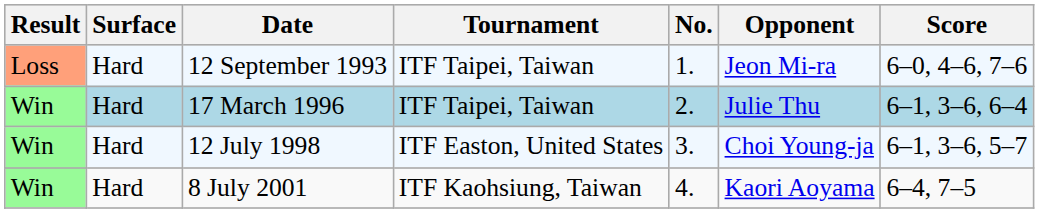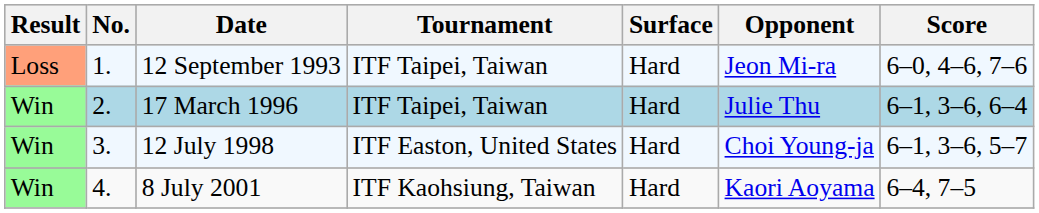columns swapped: (694, 24) <-> (134, 24)
